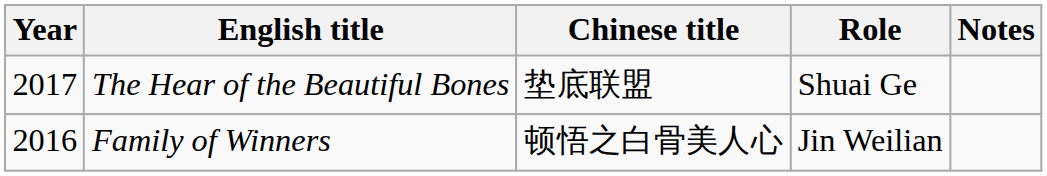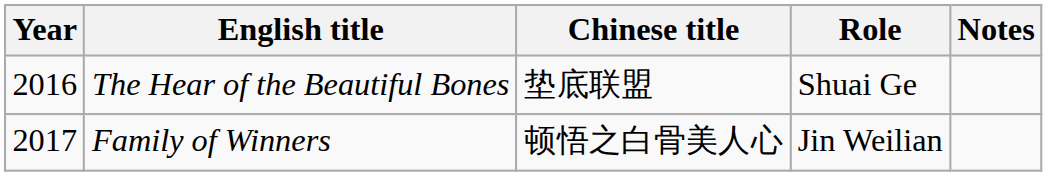(45, 84) 2017 -> (45, 84) 2016
(45, 141) 2016 -> (45, 141) 2017
